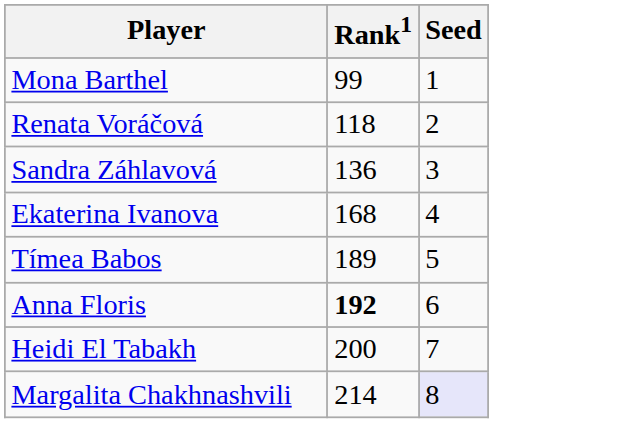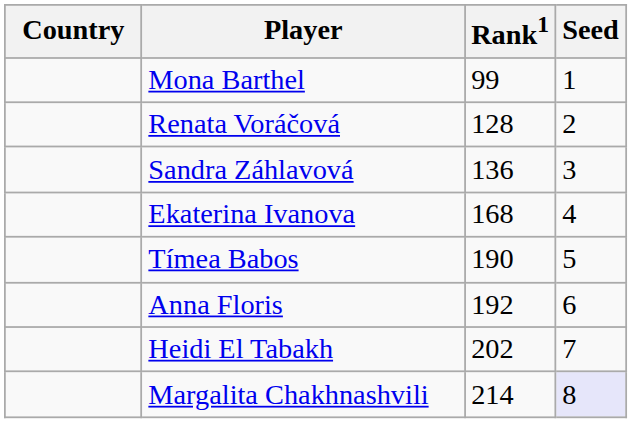+ column: (73, 30)
(355, 124) 118 -> (492, 124) 128
(355, 259) 189 -> (492, 259) 190
(355, 304) bold -> (492, 304) normal
(355, 349) 200 -> (492, 349) 202
